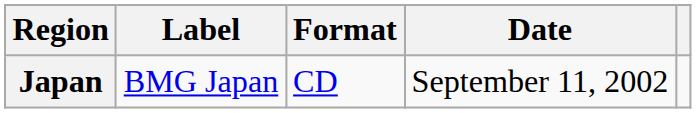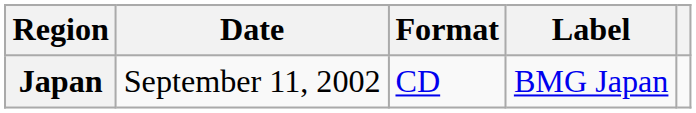columns swapped: (540, 30) <-> (201, 30)
